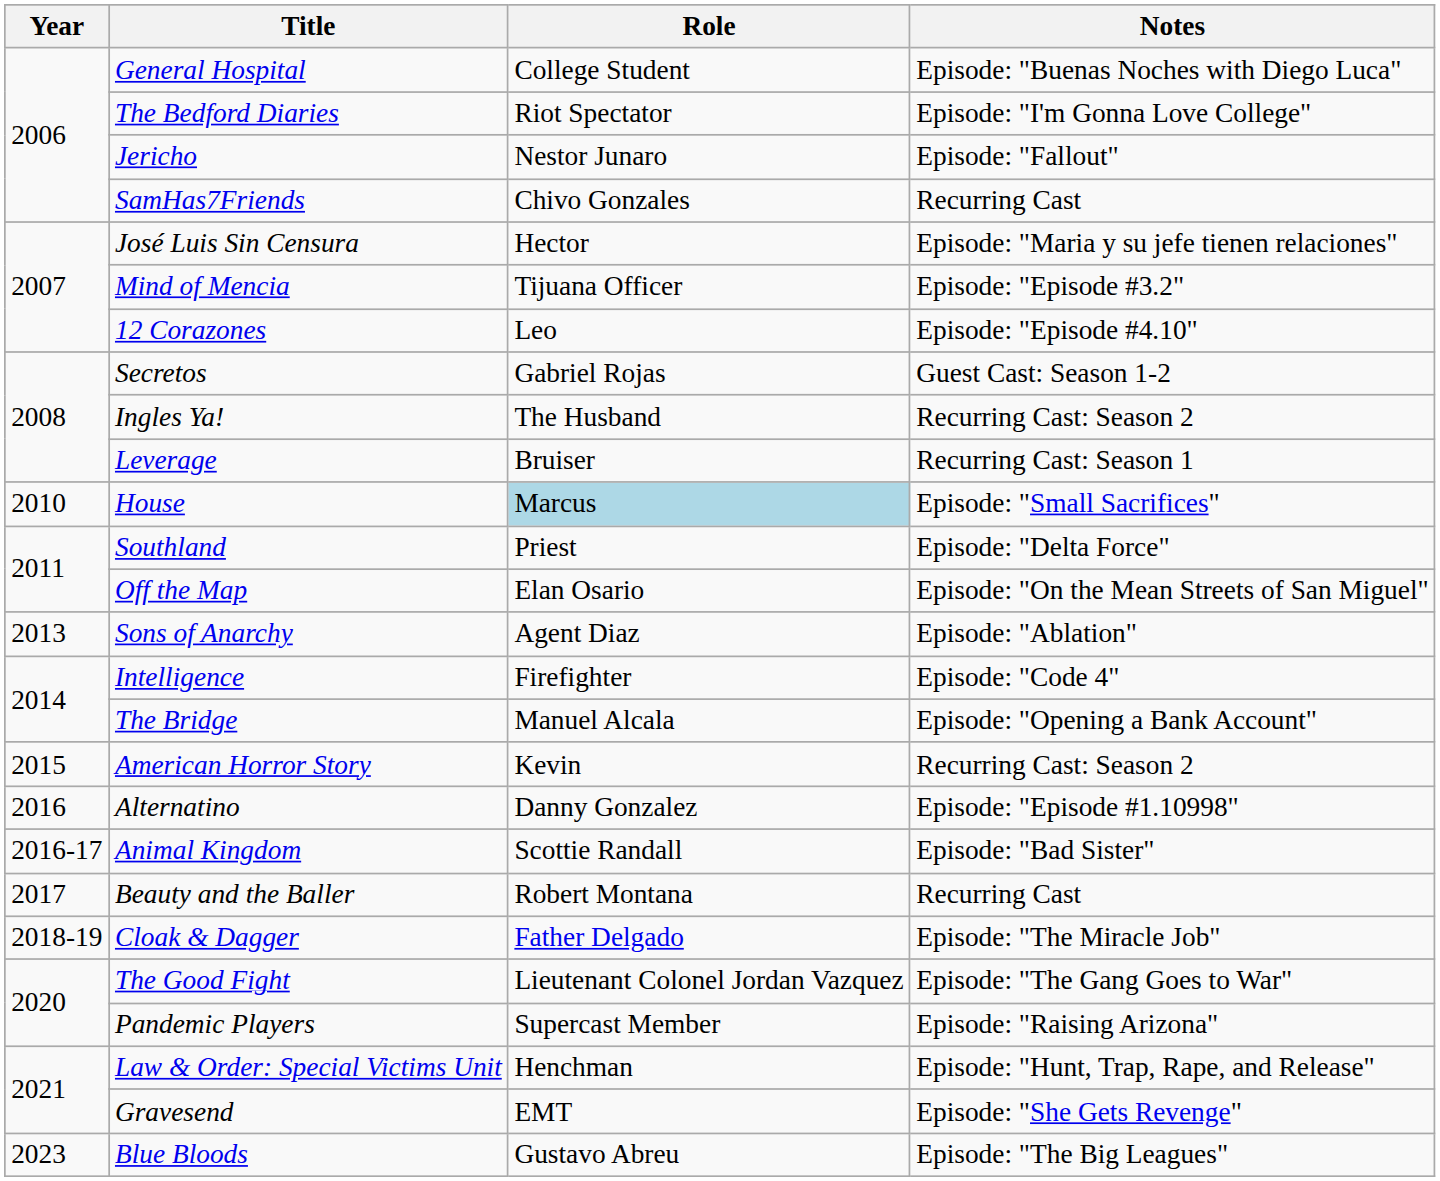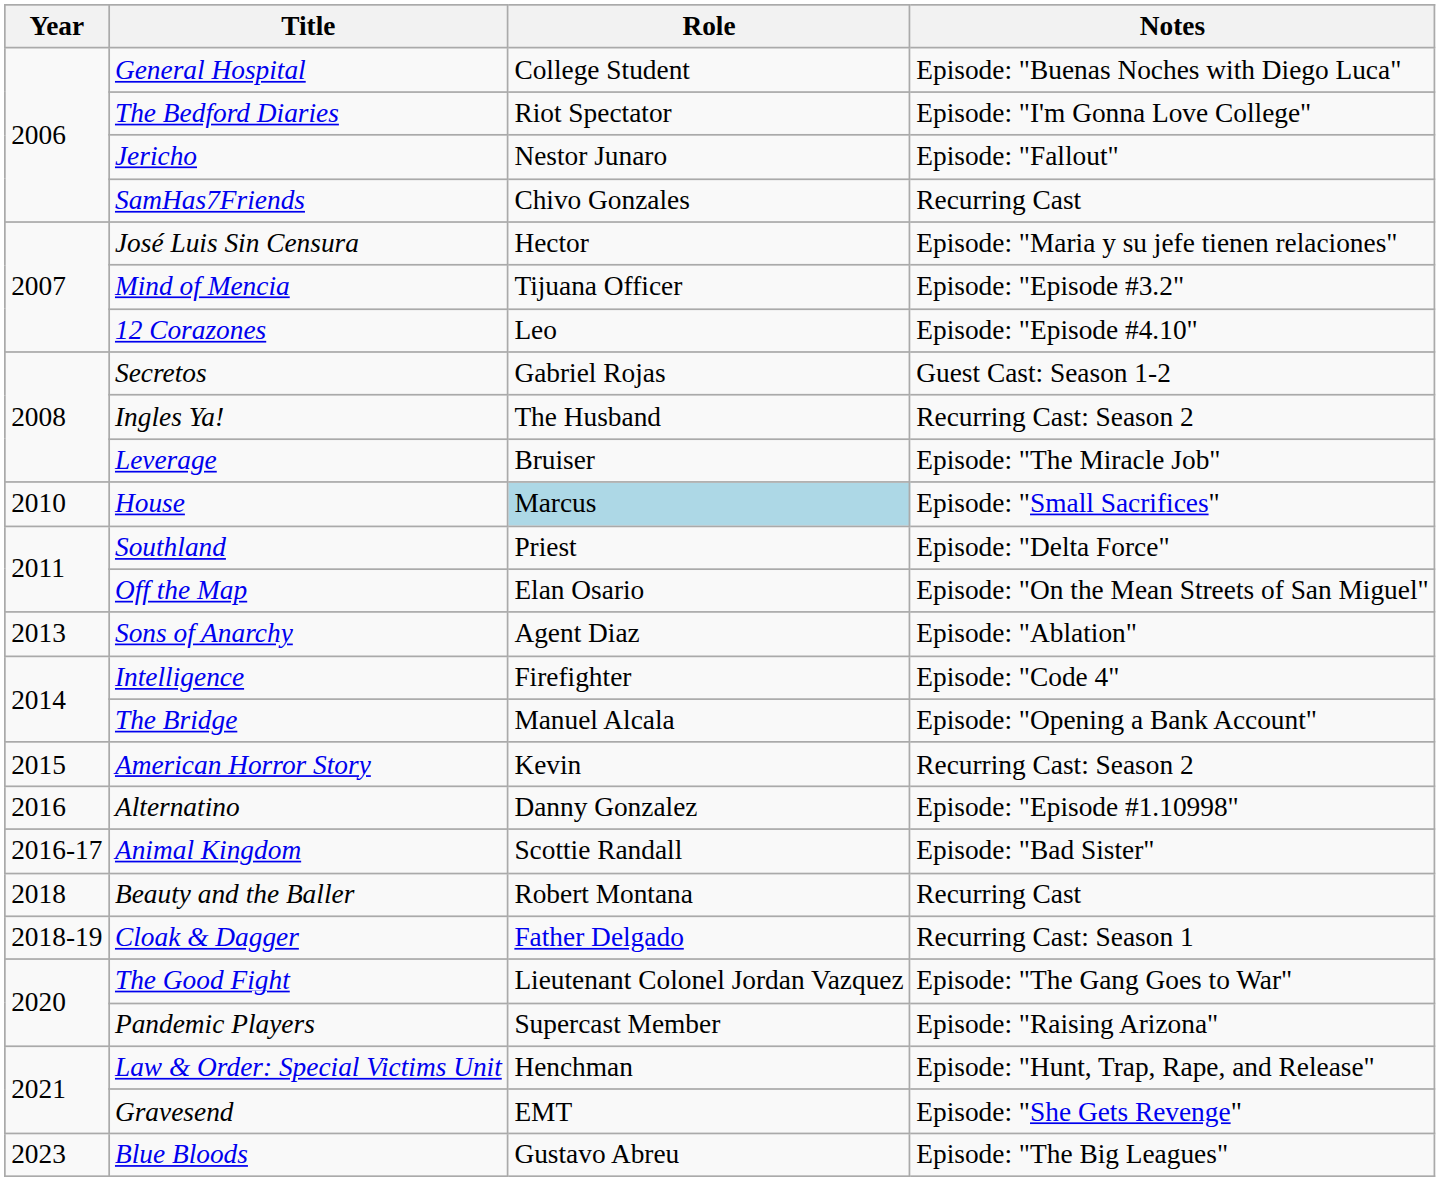(1055, 460) Recurring Cast: Season 1 -> (1068, 460) Episode: "The Miracle Job"
(39, 894) 2017 -> (39, 894) 2018
(1068, 937) Episode: "The Miracle Job" -> (1055, 937) Recurring Cast: Season 1
